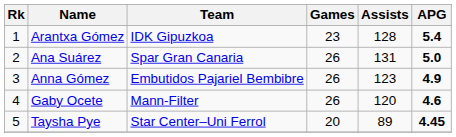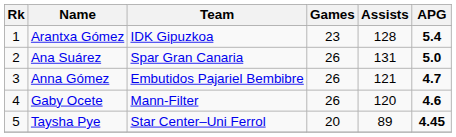(385, 79) 123 -> (385, 79) 121
(432, 79) 4.9 -> (432, 79) 4.7
